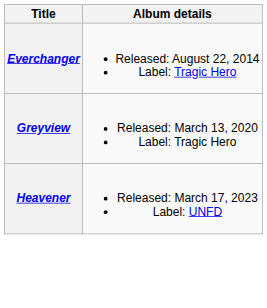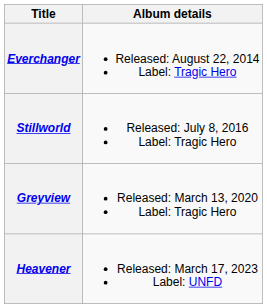+ row: (43, 128)
